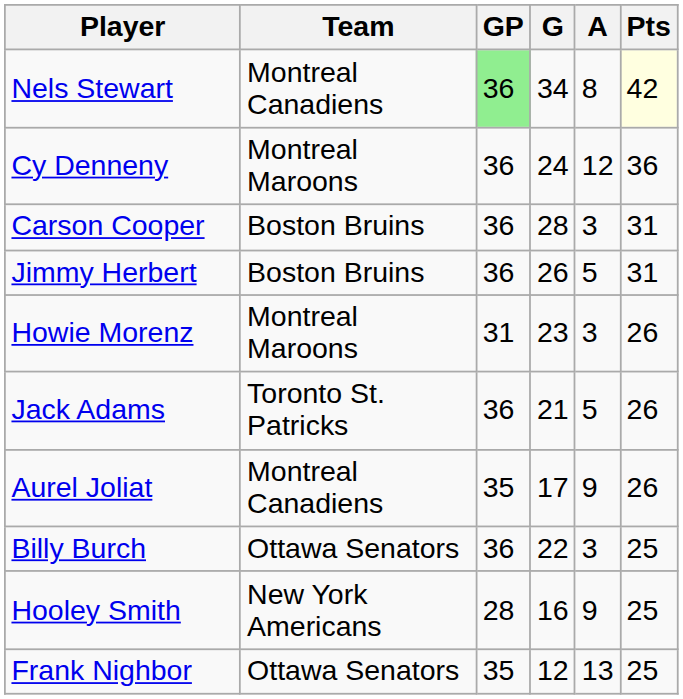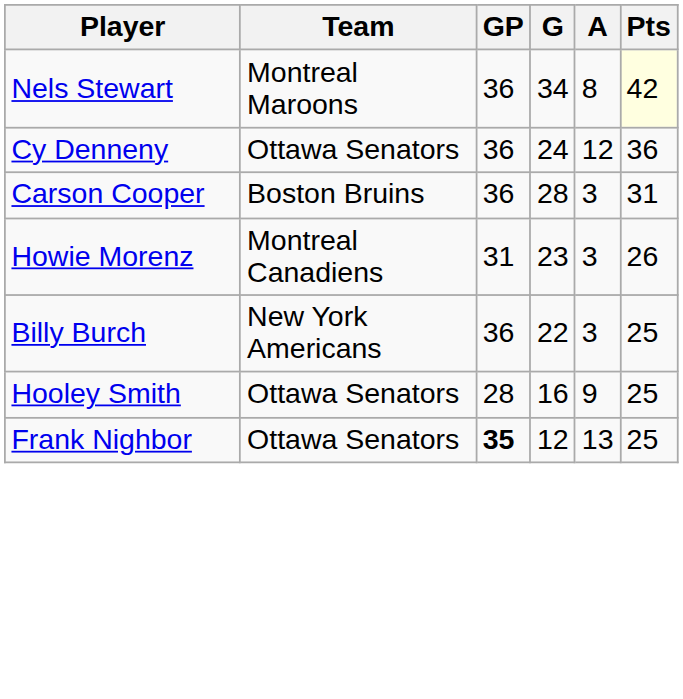(315, 88) Montreal Canadiens -> (302, 88) Montreal Maroons
(499, 88) lightgreen background -> (499, 88) no background
(302, 165) Montreal Maroons -> (353, 149) Ottawa Senators
- row: (104, 271)
(302, 333) Montreal Maroons -> (315, 255) Montreal Canadiens
- row: (88, 410)
- row: (82, 487)
(353, 548) Ottawa Senators -> (314, 333) New York Americans
(314, 609) New York Americans -> (353, 394) Ottawa Senators
(499, 670) normal -> (499, 439) bold
